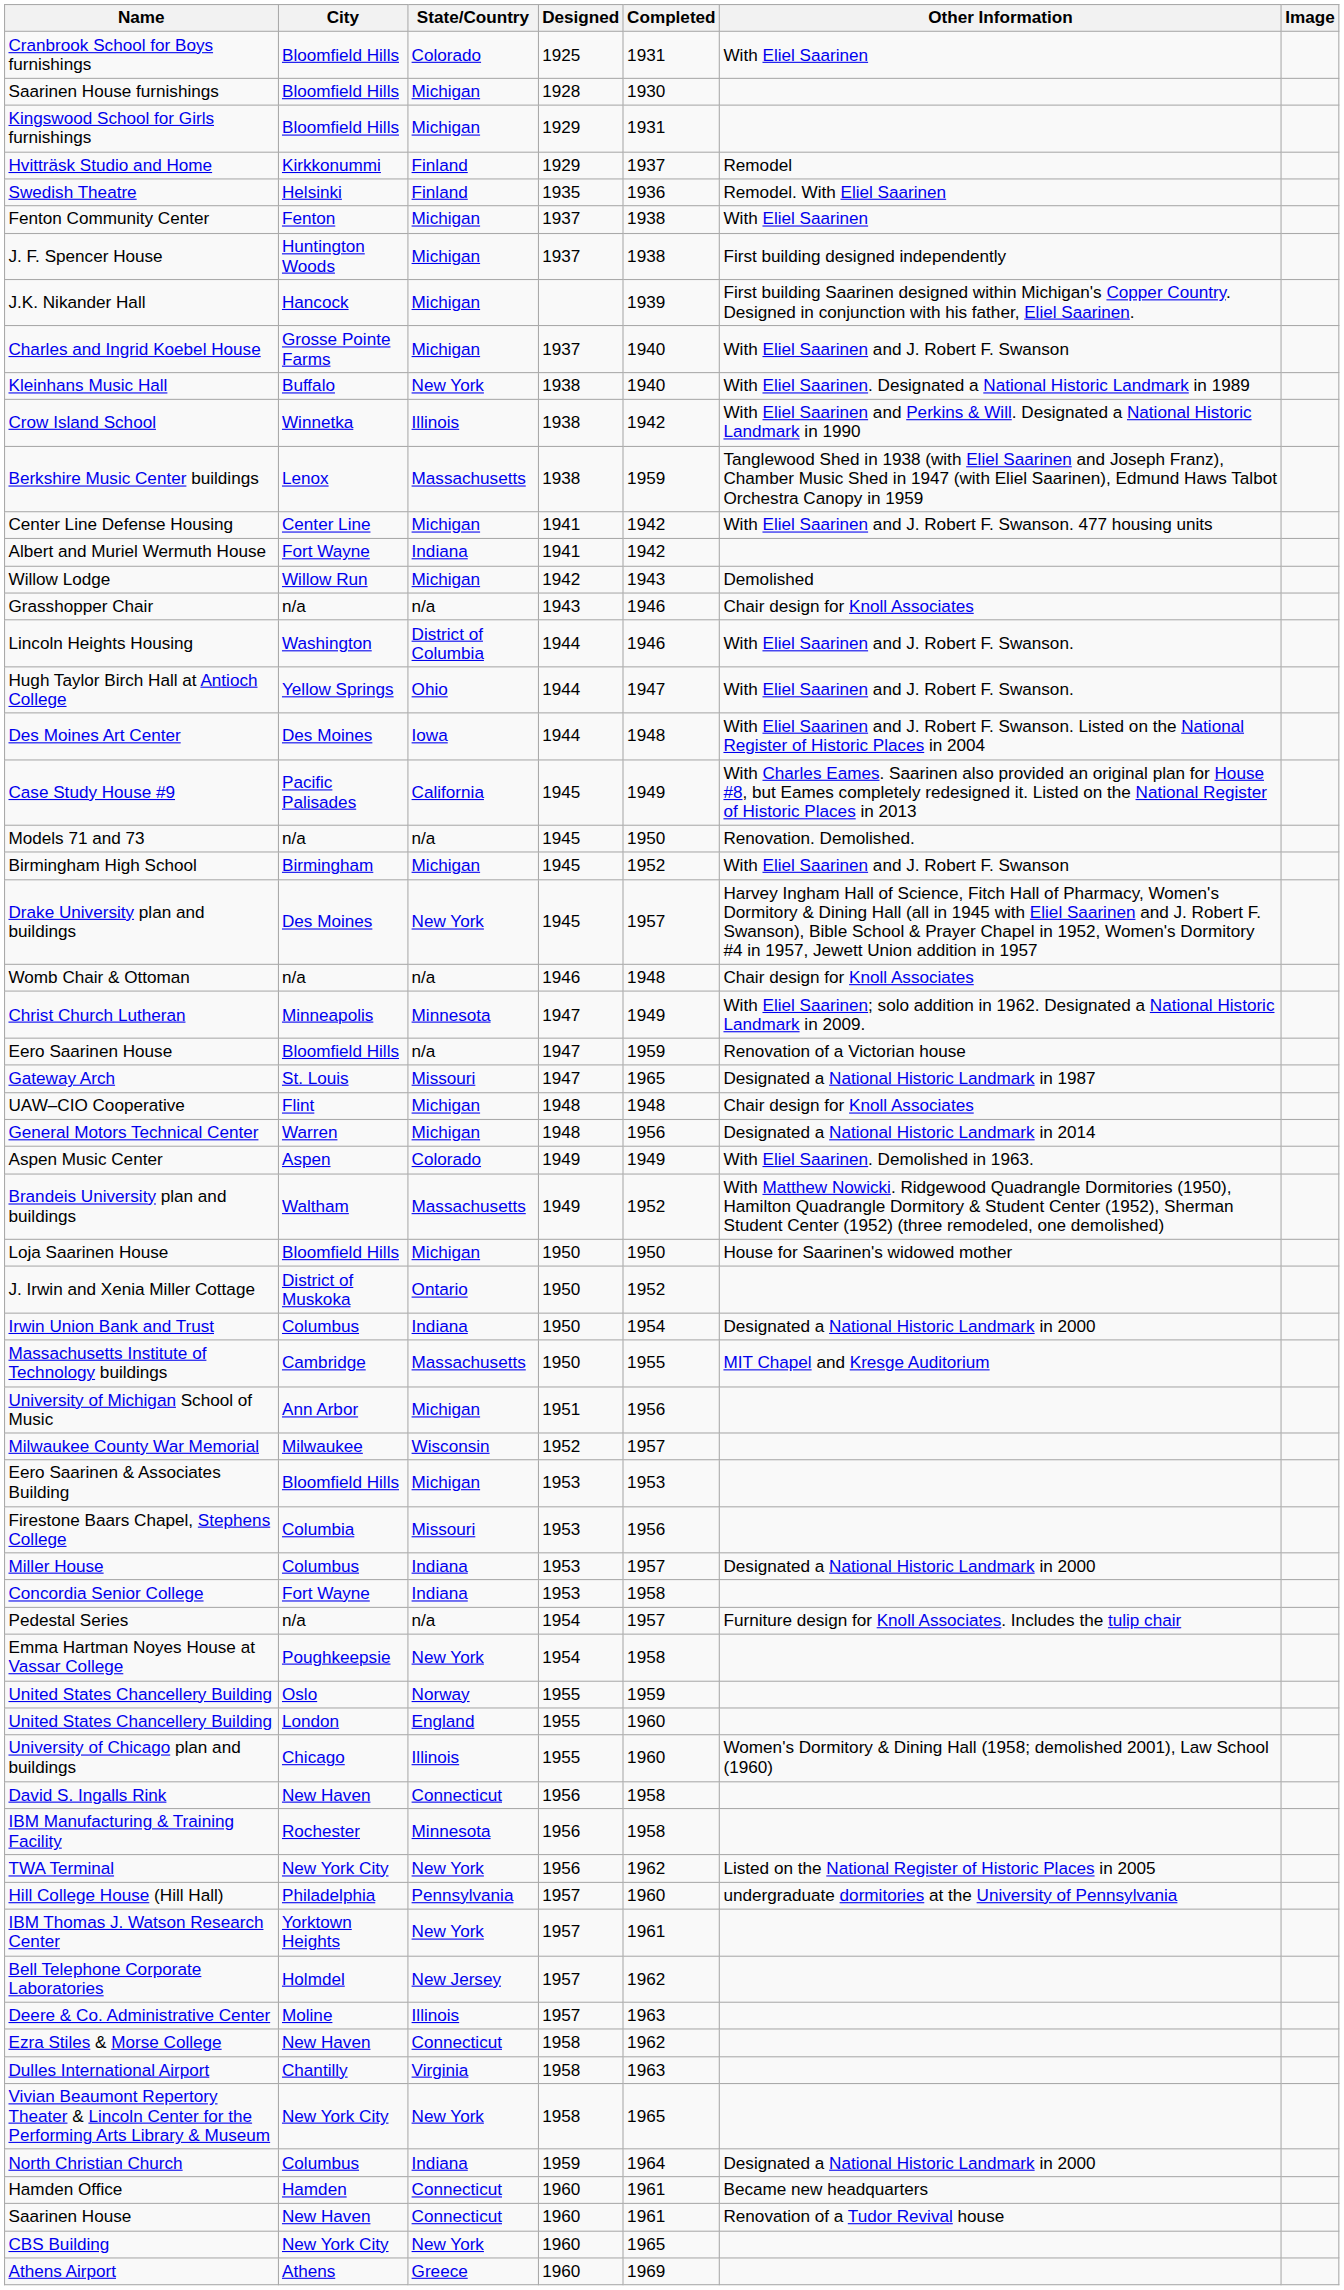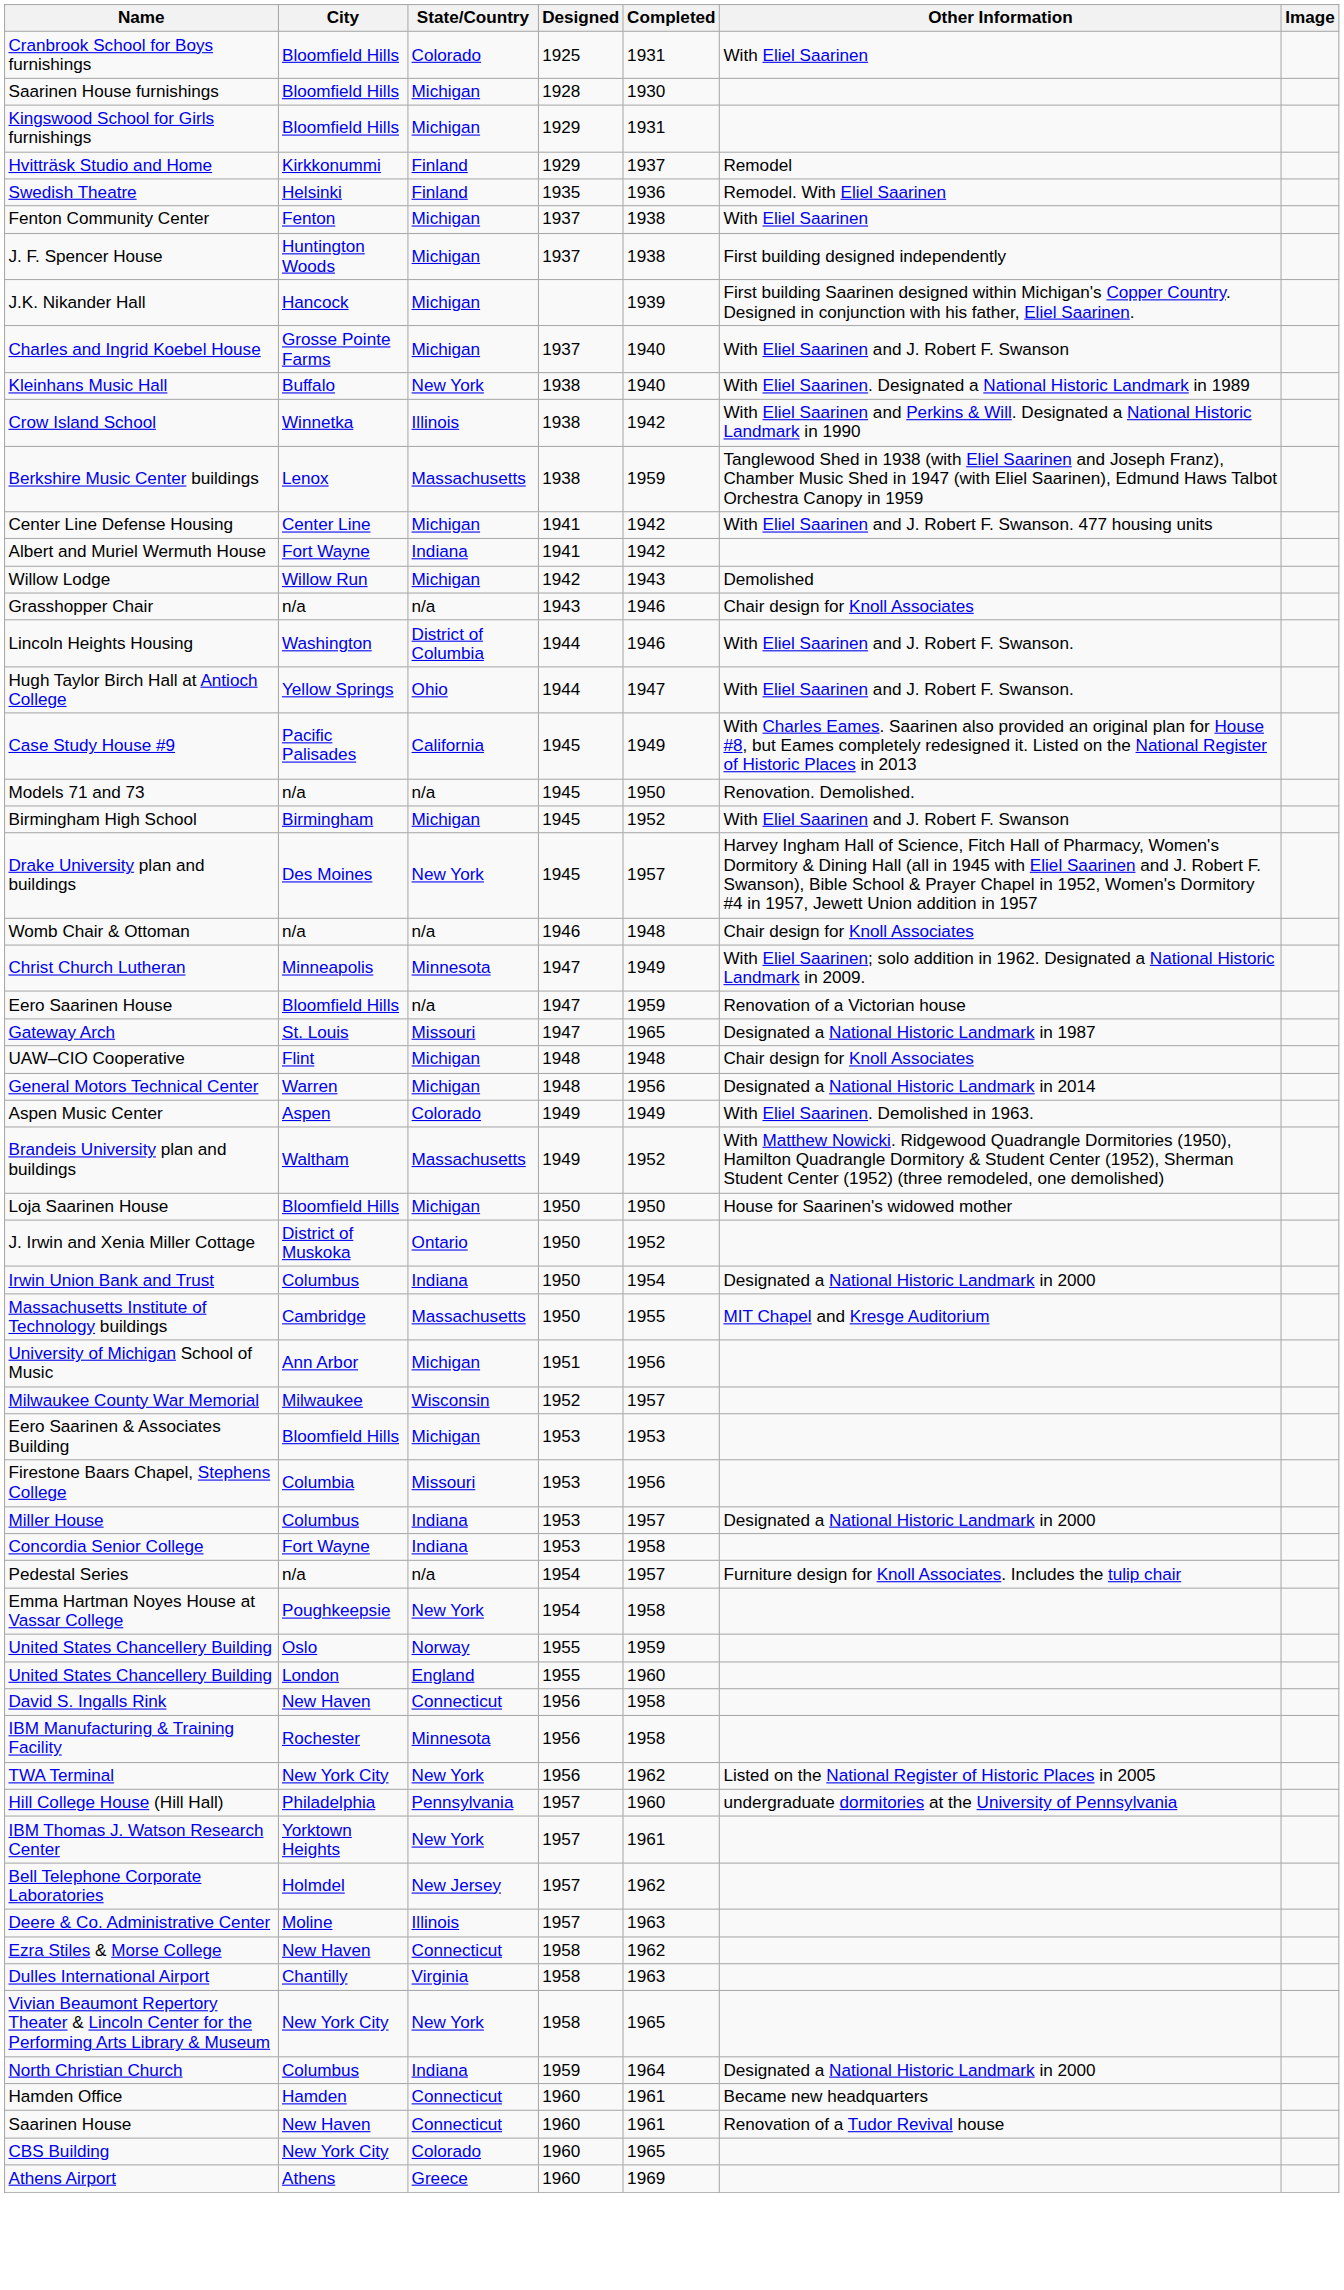- row: (95, 736)
- row: (125, 1758)
(448, 2244) New York -> (446, 2151) Colorado
